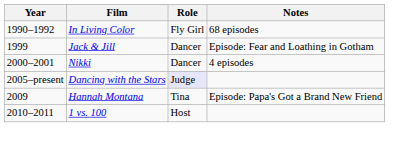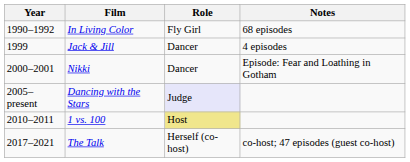(291, 46) Episode: Fear and Loathing in Gotham -> (265, 46) 4 episodes
(231, 63) 4 episodes -> (306, 69) Episode: Fear and Loathing in Gotham
- row: (106, 96)
(180, 113) no background -> (177, 120) khaki background
+ row: (86, 143)
